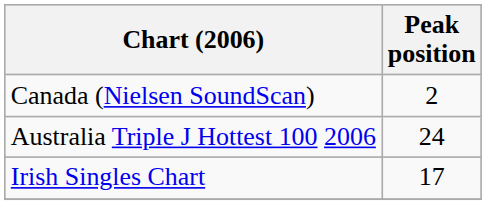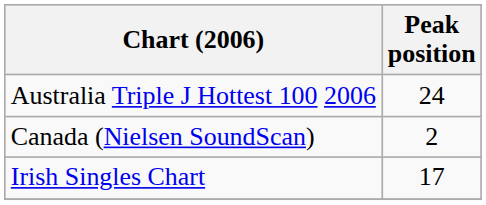rows swapped: (193, 136) <-> (163, 95)
